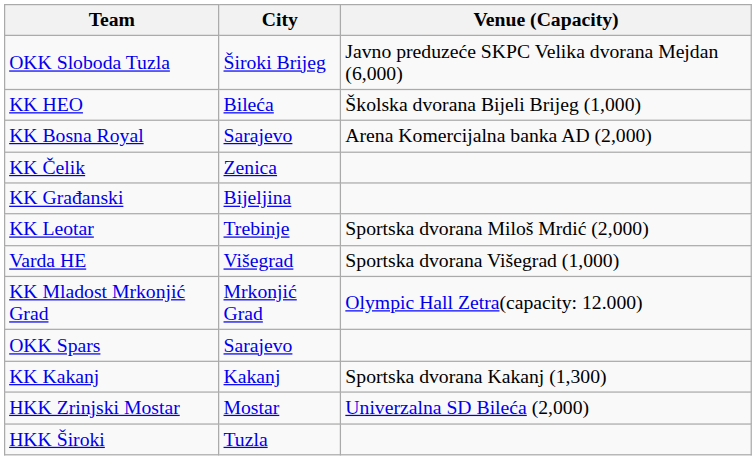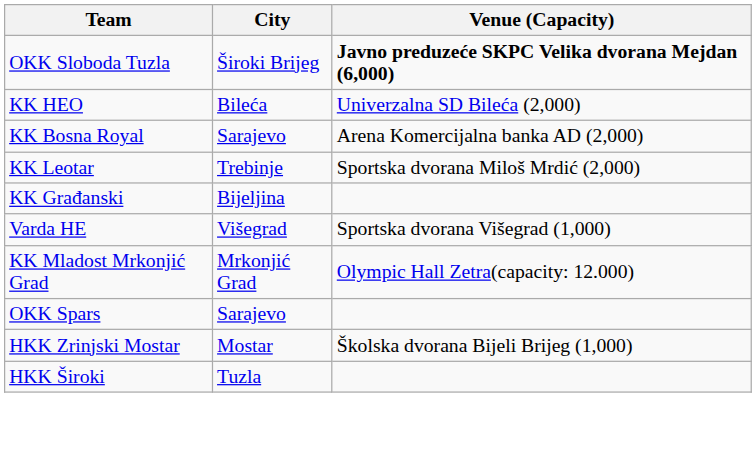(532, 62) normal -> (537, 62) bold
(493, 104) Školska dvorana Bijeli Brijeg (1,000) -> (459, 104) Univerzalna SD Bileća (2,000)
- row: (47, 167)
rows swapped: (51, 229) <-> (66, 198)
- row: (54, 376)
(467, 407) Univerzalna SD Bileća (2,000) -> (485, 345) Školska dvorana Bijeli Brijeg (1,000)
